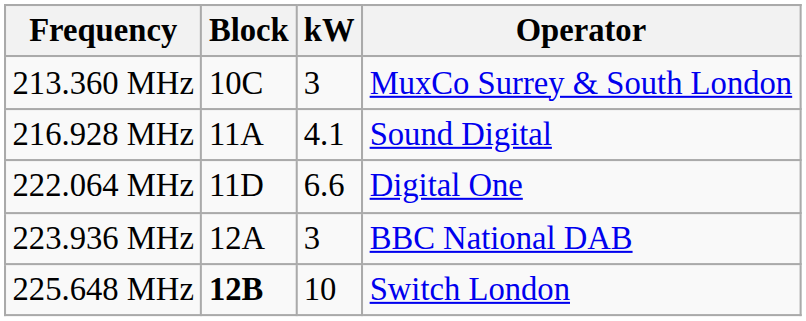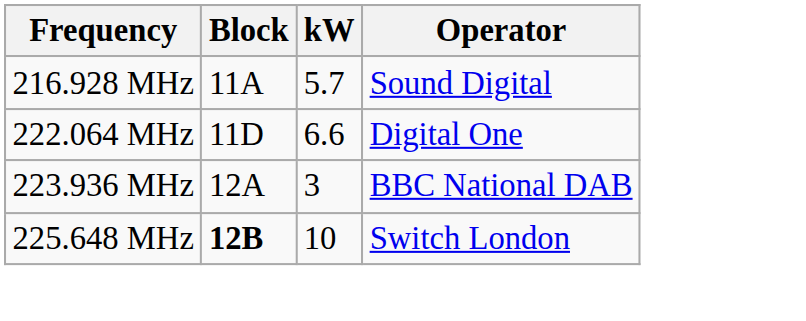- row: (103, 82)
(324, 133) 4.1 -> (324, 82) 5.7
